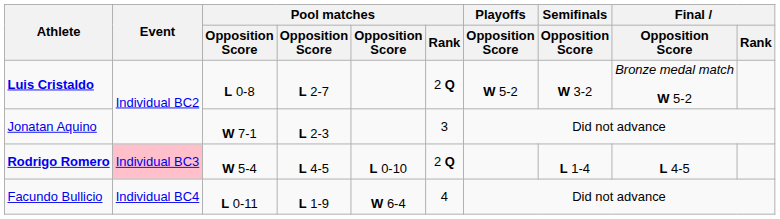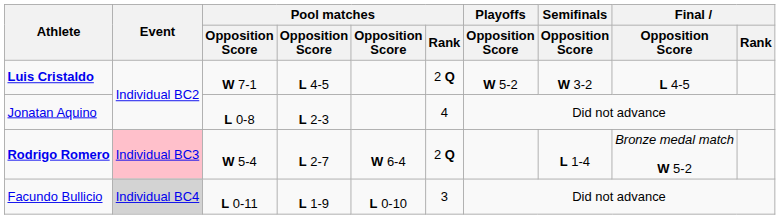(239, 92) L 0-8 -> (240, 85) W 7-1
(314, 92) L 2-7 -> (314, 85) L 4-5
(675, 85) Bronze medal match W 5-2 -> (675, 85) L 4-5
(240, 134) W 7-1 -> (239, 120) L 0-8
(444, 127) 3 -> (444, 113) 4
(314, 169) L 4-5 -> (314, 162) L 2-7
(388, 169) L 0-10 -> (388, 162) W 6-4
(675, 169) L 4-5 -> (675, 155) Bronze medal match W 5-2
(157, 197) no background -> (157, 197) lightgrey background
(388, 204) W 6-4 -> (388, 204) L 0-10
(444, 197) 4 -> (444, 197) 3
